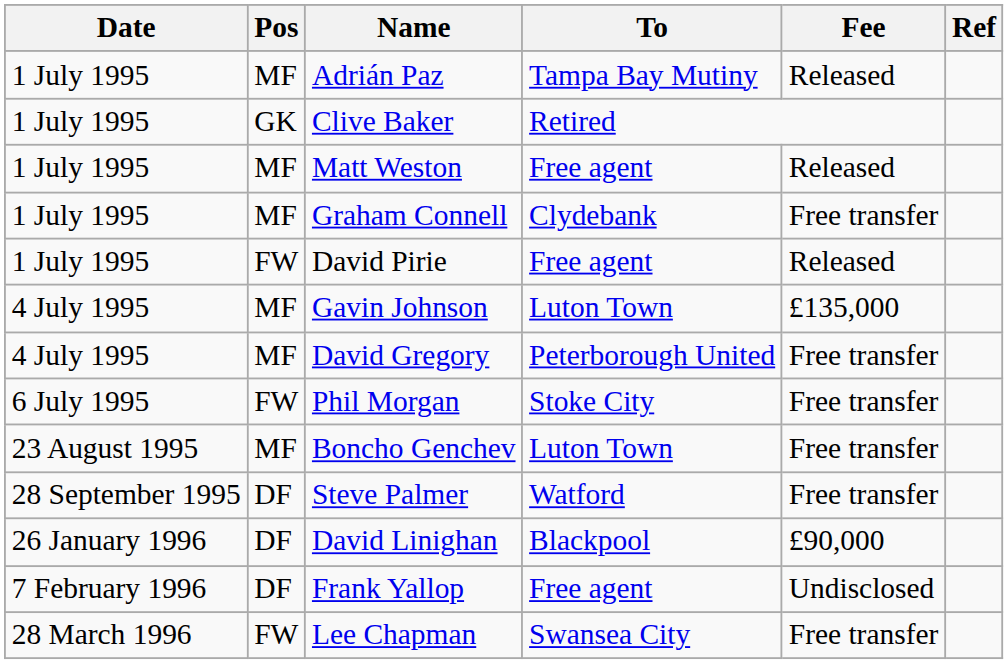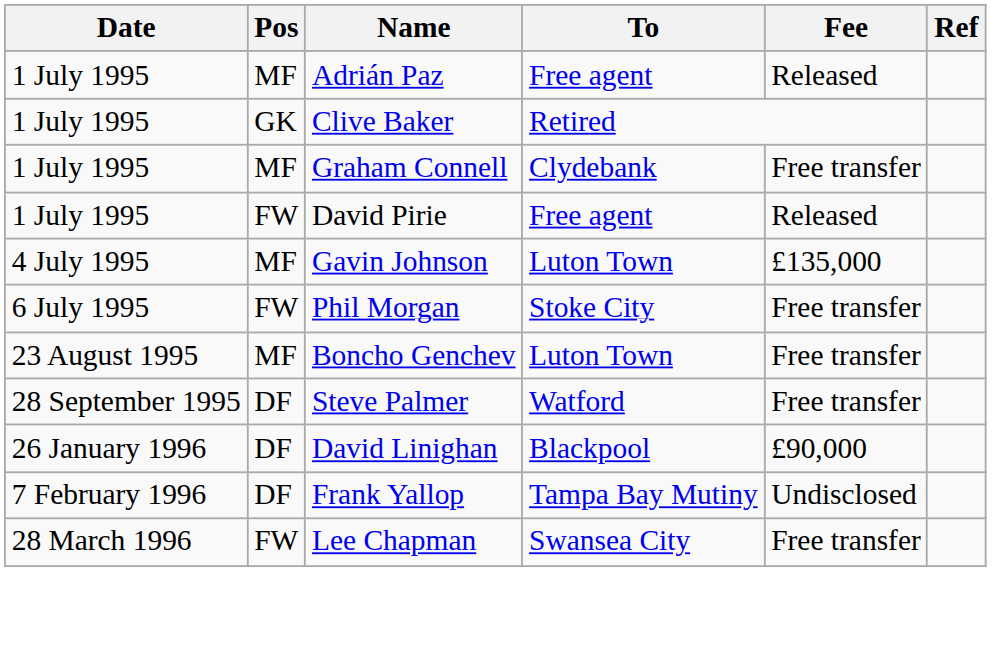(643, 74) Tampa Bay Mutiny -> (591, 74) Free agent
- row: (387, 167)
- row: (401, 354)
(591, 588) Free agent -> (643, 494) Tampa Bay Mutiny
